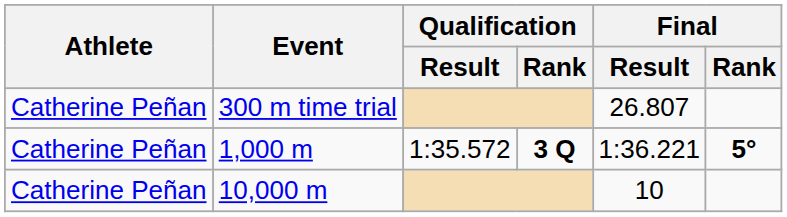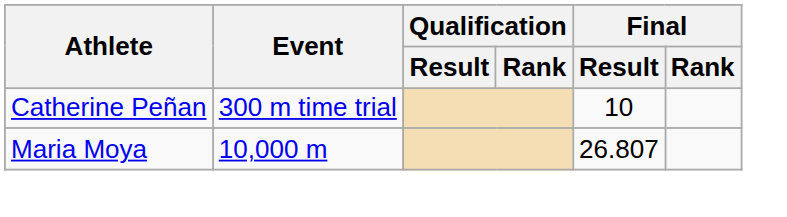(649, 108) 26.807 -> (619, 108) 10
- row: (266, 149)
(109, 191) Catherine Peñan -> (79, 149) Maria Moya
(649, 191) 10 -> (619, 149) 26.807
